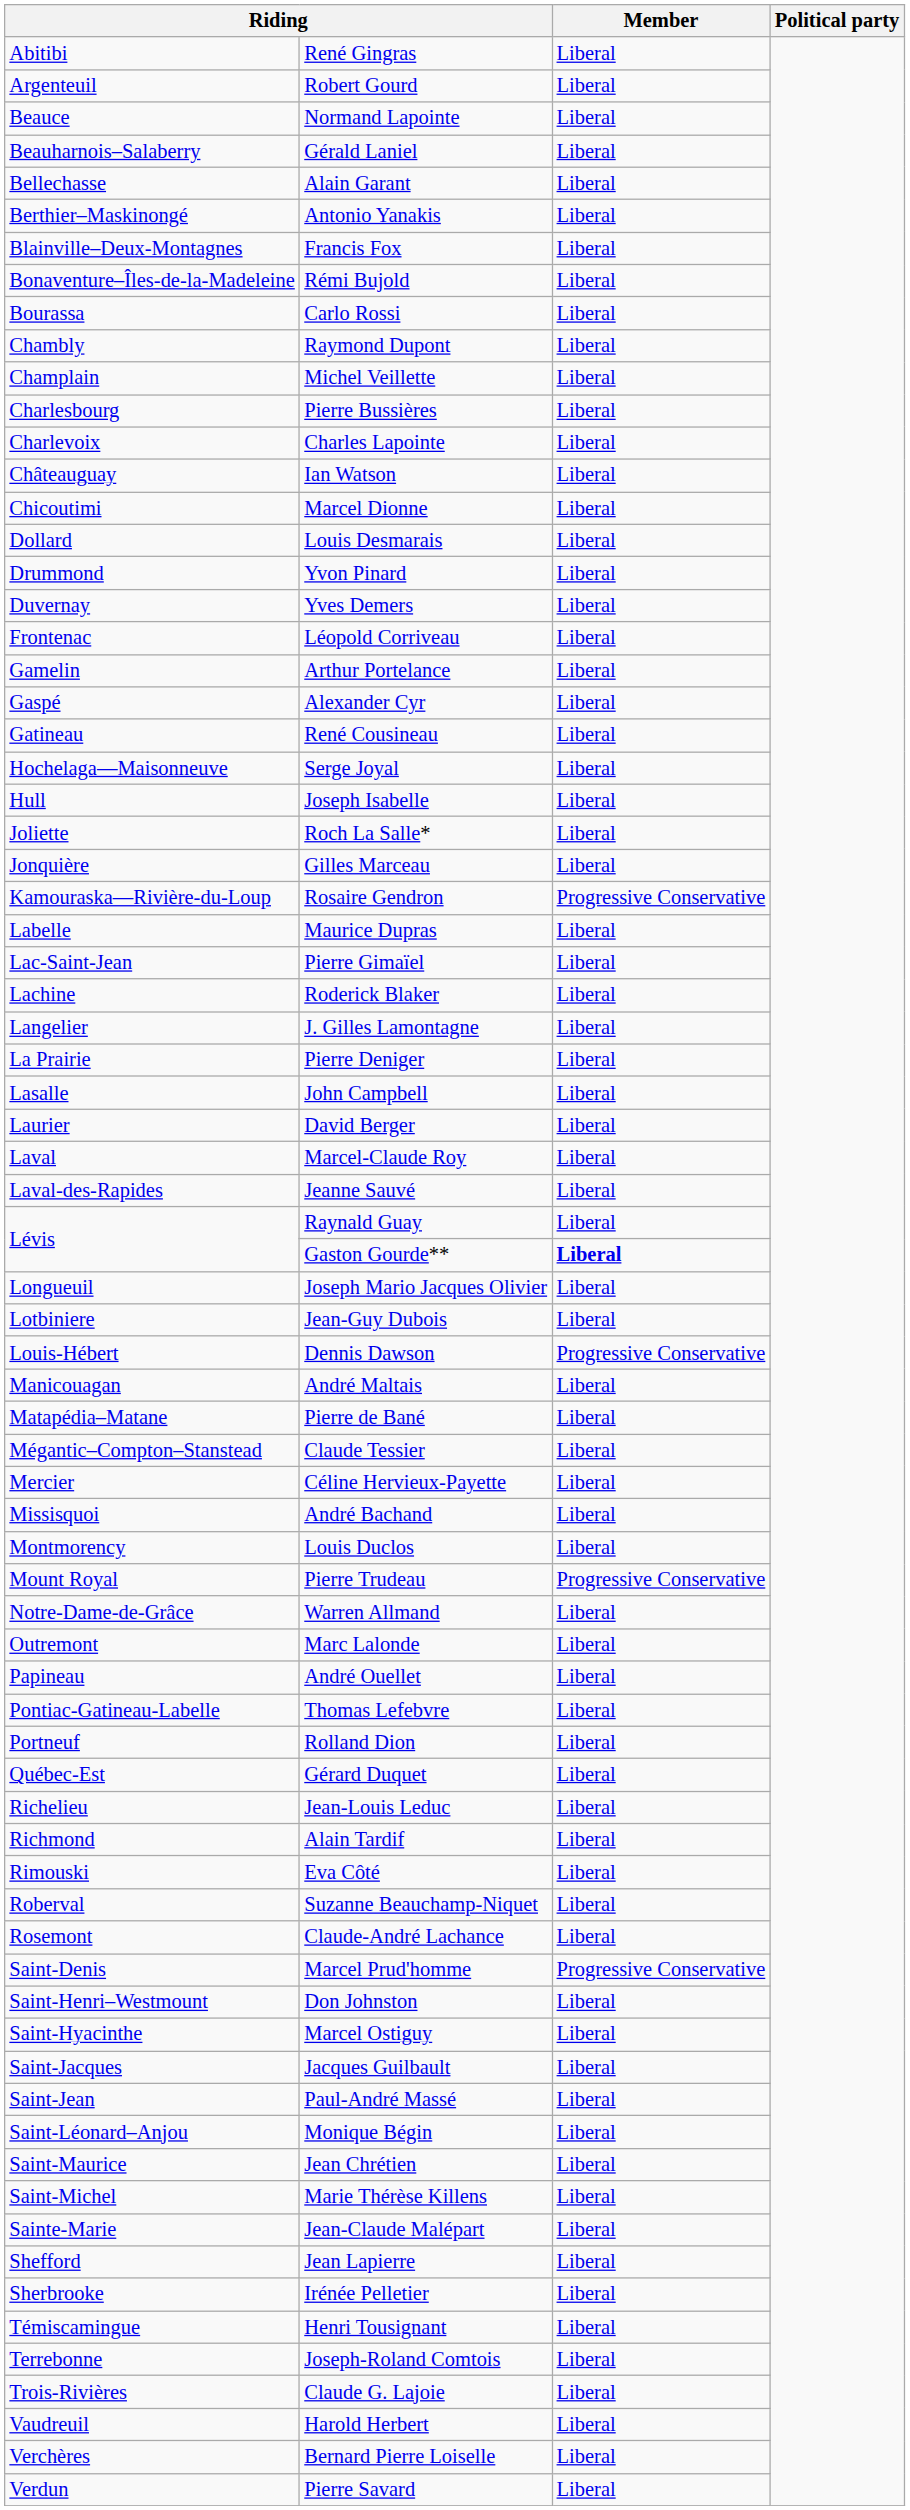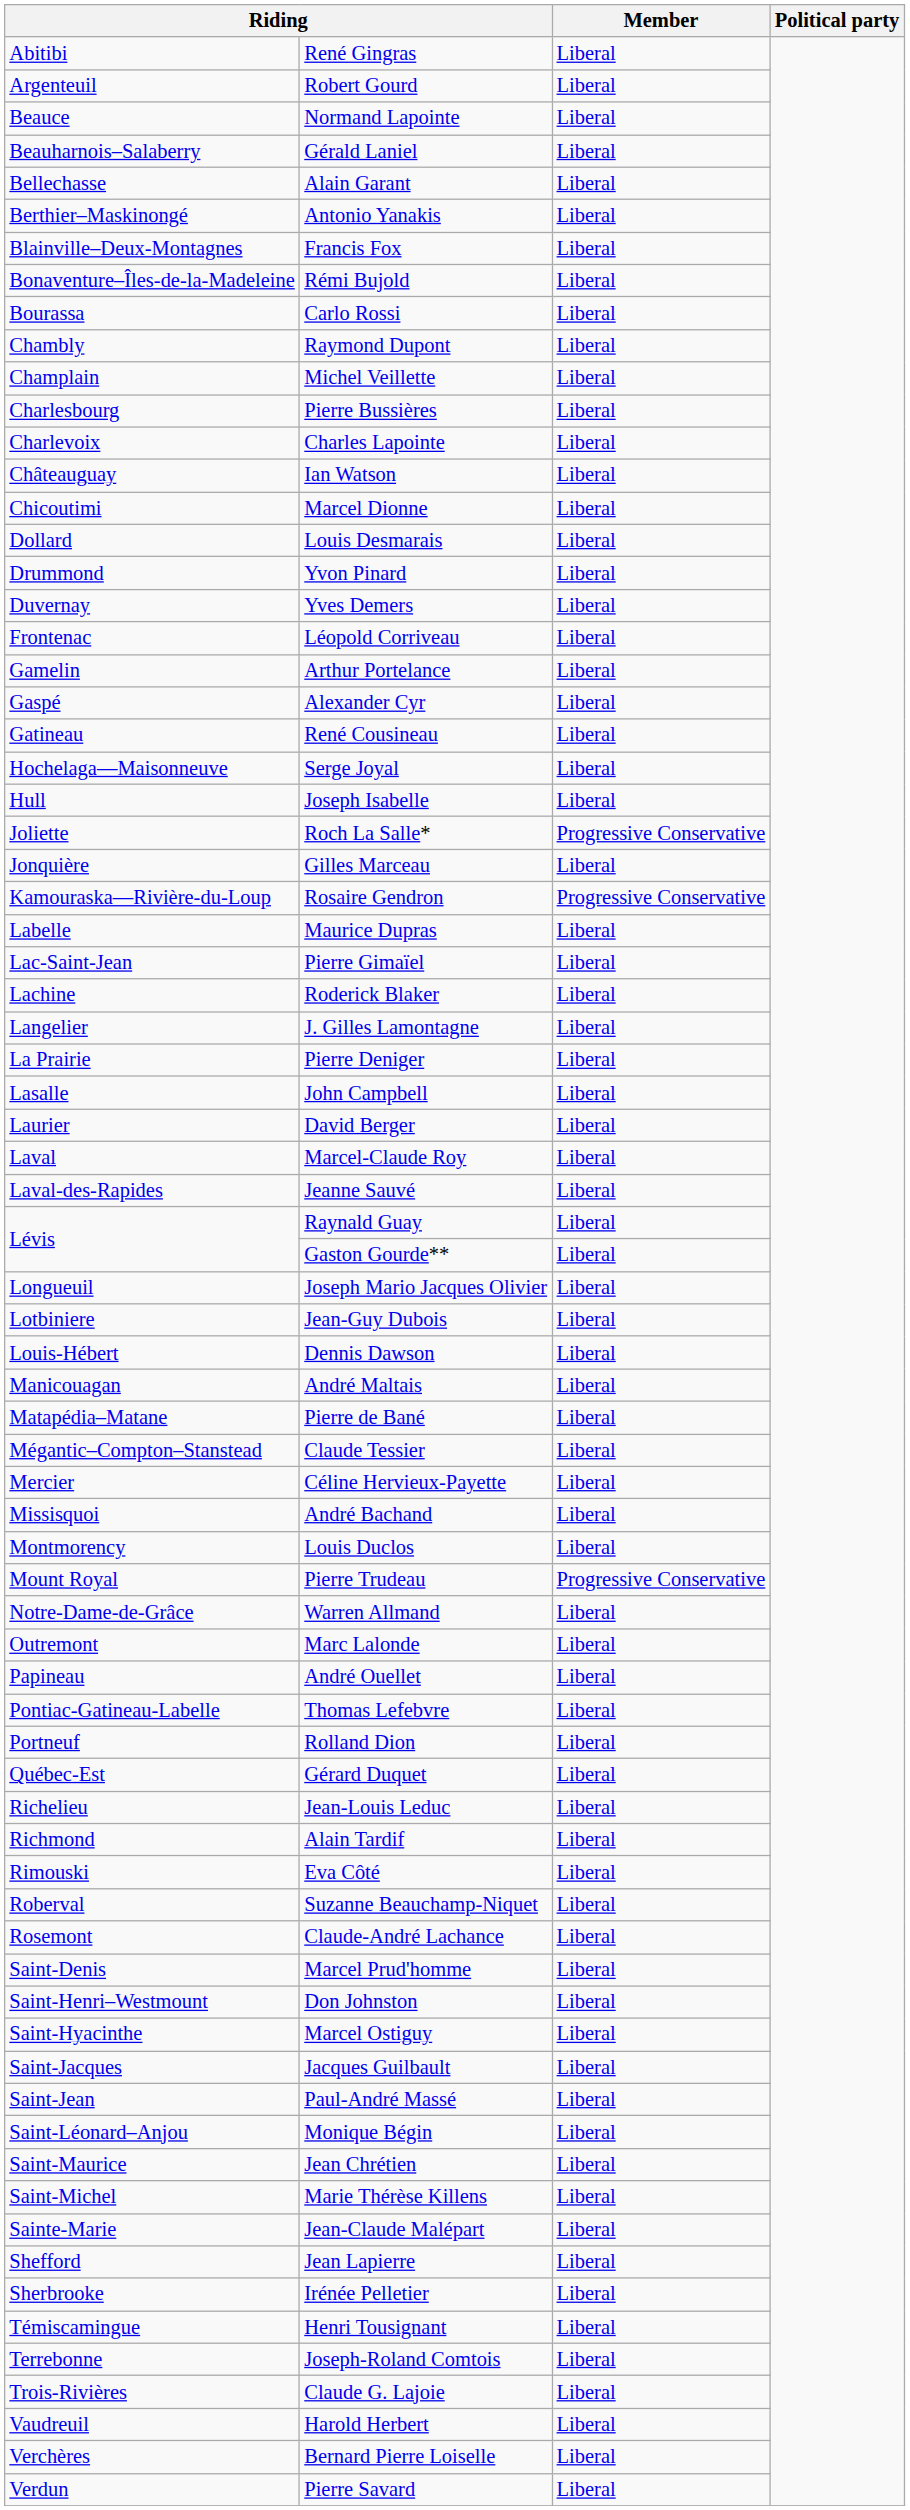(586, 832) Liberal -> (661, 832) Progressive Conservative
(589, 1254) bold -> (586, 1254) normal
(661, 1352) Progressive Conservative -> (586, 1352) Liberal
(661, 1969) Progressive Conservative -> (586, 1969) Liberal
